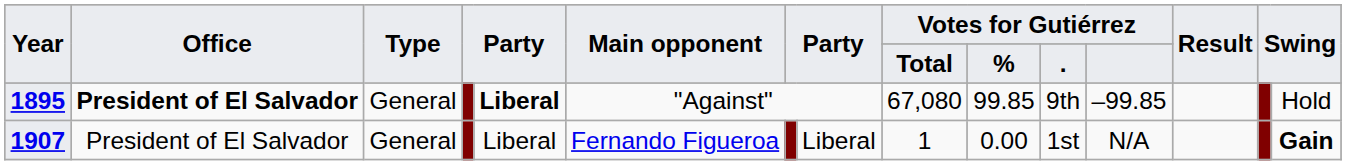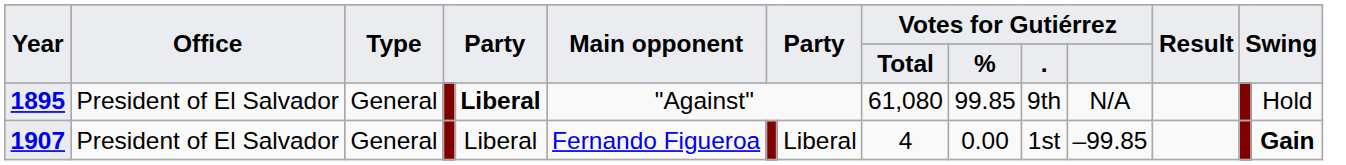(217, 102) bold -> (208, 102) normal
(924, 102) 67,080 -> (905, 102) 61,080
(1129, 102) –99.85 -> (1110, 102) N/A
(924, 141) 1 -> (905, 141) 4
(1129, 141) N/A -> (1110, 141) –99.85
